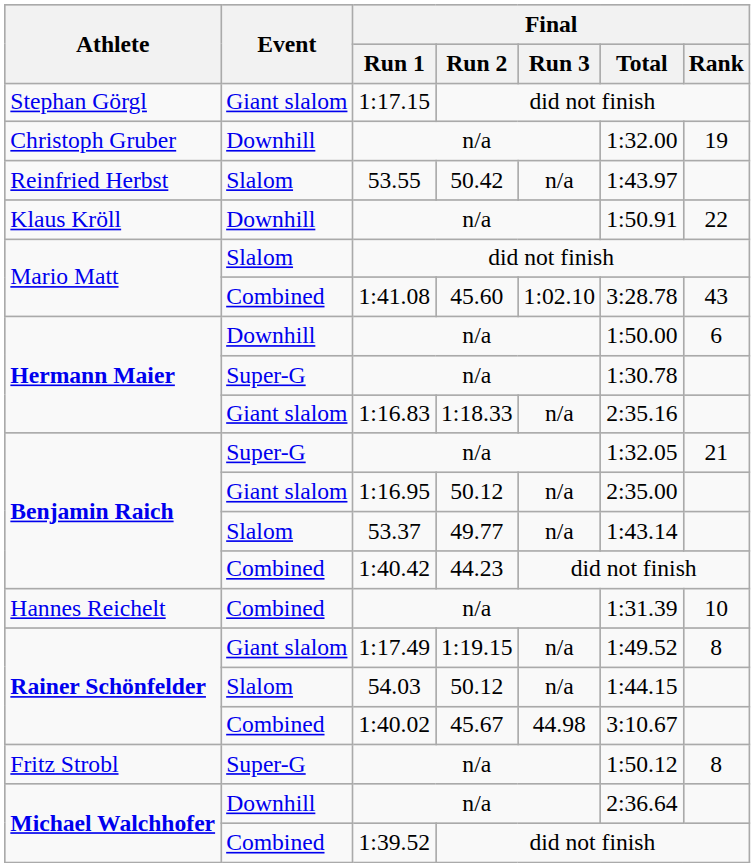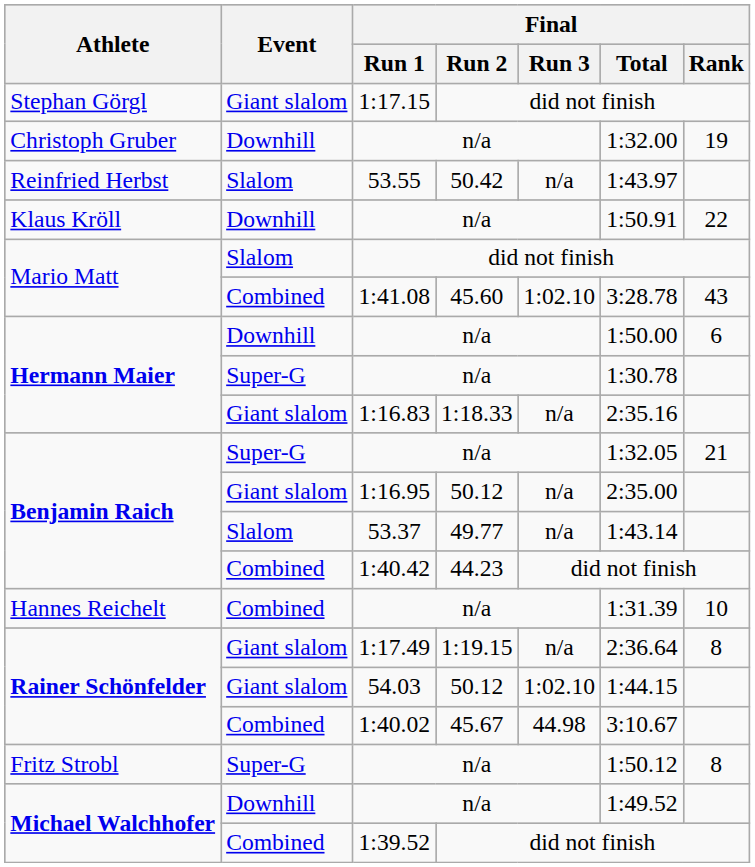(642, 647) 1:49.52 -> (642, 647) 2:36.64
(260, 686) Slalom -> (287, 686) Giant slalom
(559, 686) n/a -> (559, 686) 1:02.10
(642, 803) 2:36.64 -> (642, 803) 1:49.52
